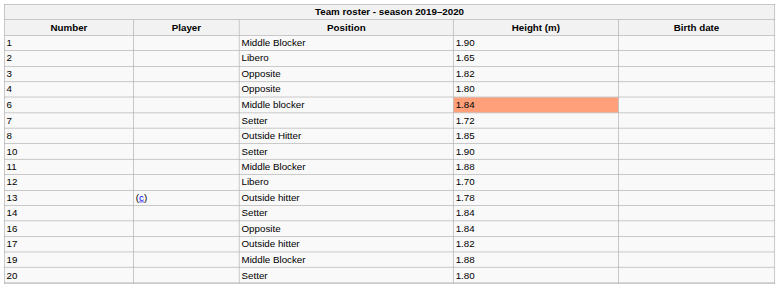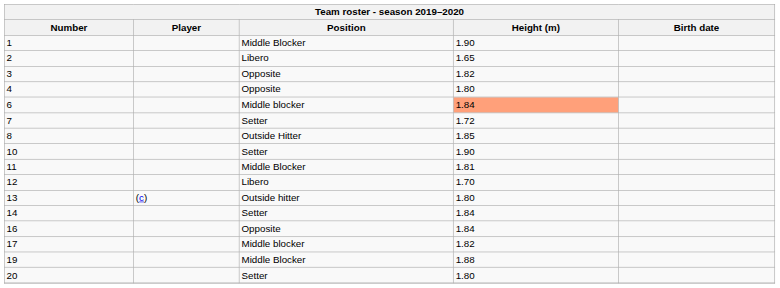(465, 167) 1.88 -> (465, 167) 1.81
(465, 197) 1.78 -> (465, 197) 1.80
(271, 244) Outside hitter -> (273, 244) Middle blocker
